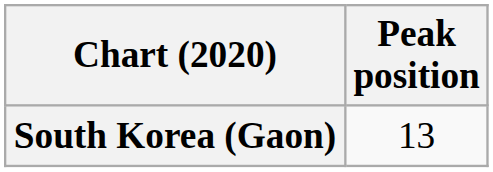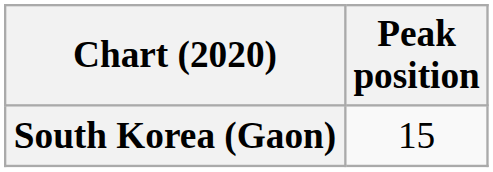(417, 135) 13 -> (417, 135) 15
